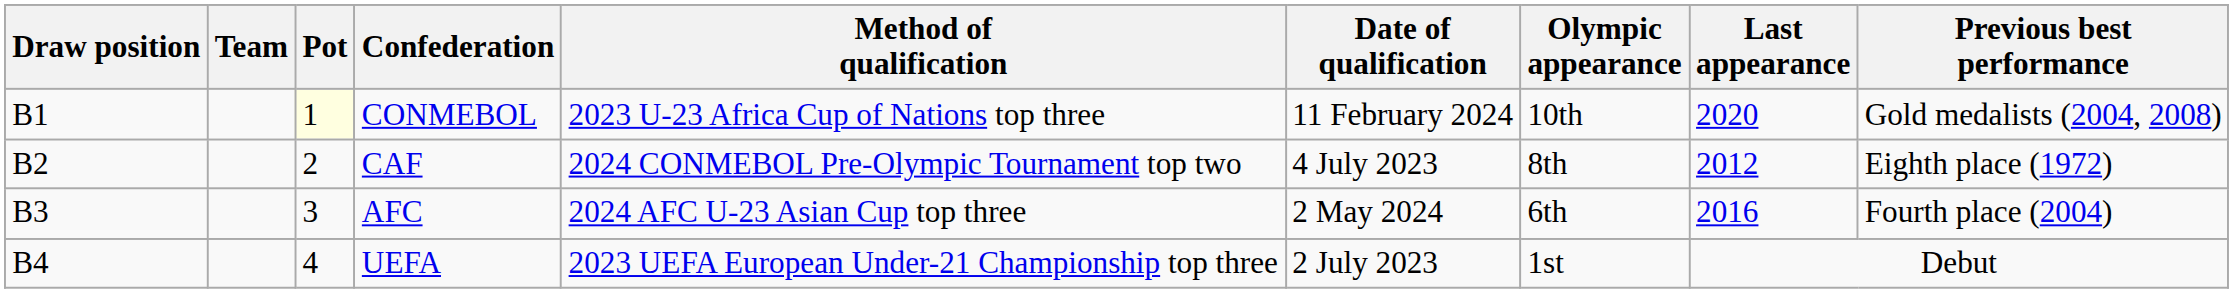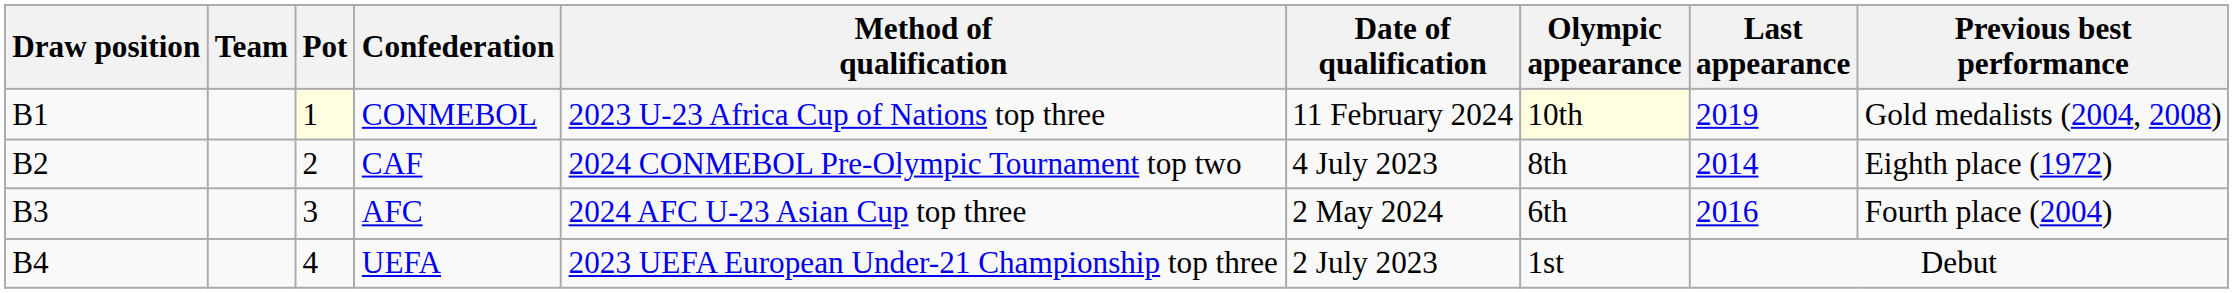(1555, 113) no background -> (1555, 113) lightyellow background
(1727, 113) 2020 -> (1727, 113) 2019
(1727, 163) 2012 -> (1727, 163) 2014
